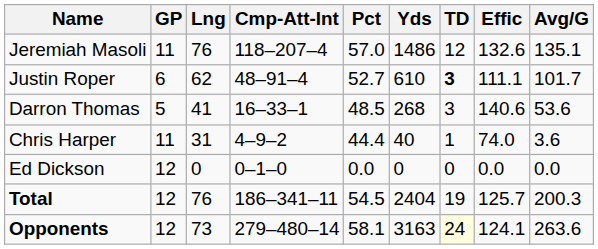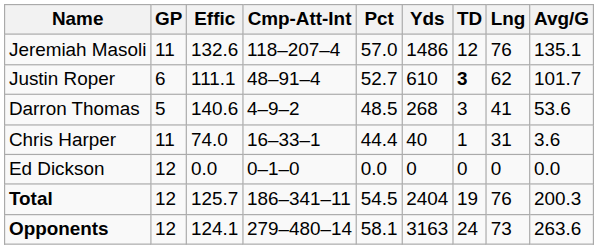columns swapped: (502, 19) <-> (208, 19)
(271, 109) 16–33–1 -> (273, 109) 4–9–2
(261, 139) 4–9–2 -> (284, 139) 16–33–1
(455, 229) lightyellow background -> (467, 229) no background
